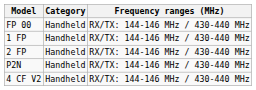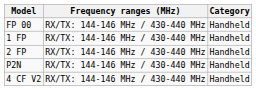columns swapped: (65, 11) <-> (170, 11)
